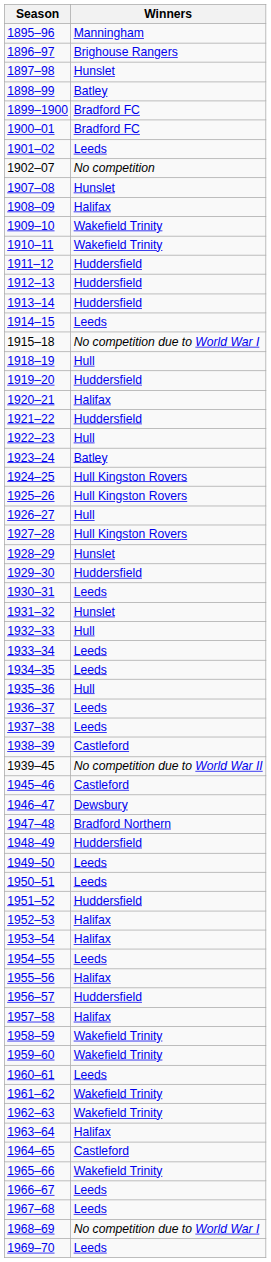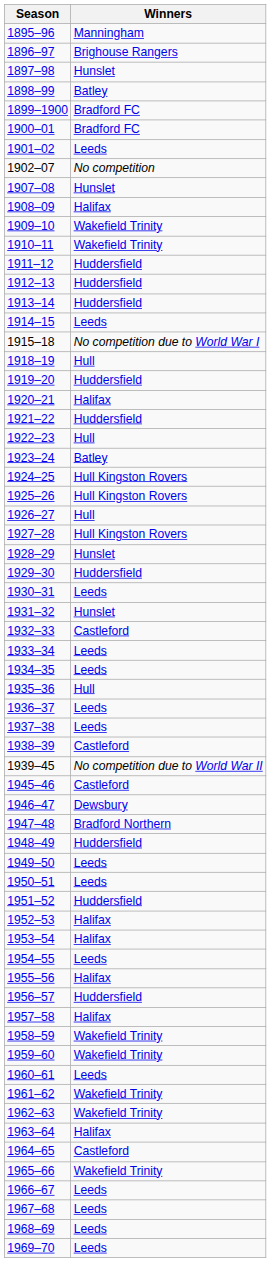(84, 631) Hull -> (101, 631) Castleford
(166, 1229) No competition due to World War I -> (90, 1229) Leeds
